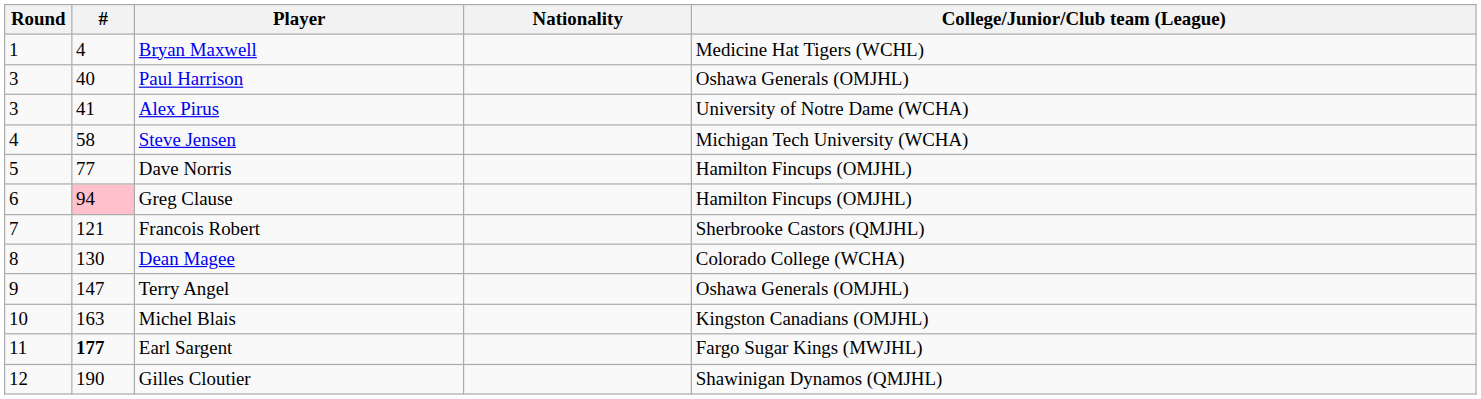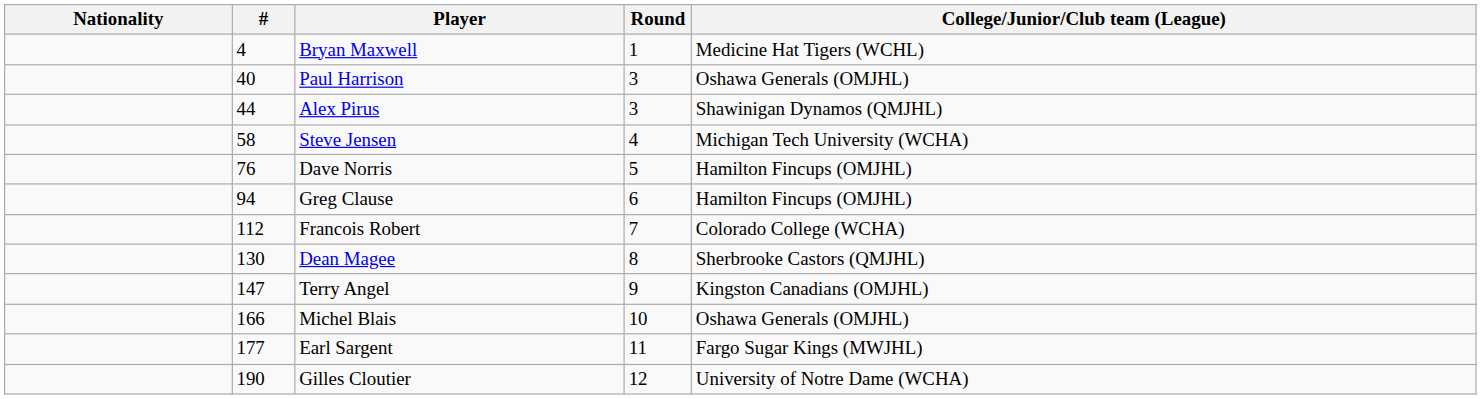columns swapped: (38, 19) <-> (578, 19)
(86, 109) 41 -> (246, 109) 44
(832, 109) University of Notre Dame (WCHA) -> (819, 109) Shawinigan Dynamos (QMJHL)
(86, 169) 77 -> (246, 169) 76
(86, 199) pink background -> (246, 199) no background
(90, 229) 121 -> (250, 229) 112
(810, 229) Sherbrooke Castors (QMJHL) -> (800, 229) Colorado College (WCHA)
(800, 259) Colorado College (WCHA) -> (810, 259) Sherbrooke Castors (QMJHL)
(802, 288) Oshawa Generals (OMJHL) -> (812, 288) Kingston Canadians (OMJHL)
(90, 318) 163 -> (251, 318) 166
(812, 318) Kingston Canadians (OMJHL) -> (802, 318) Oshawa Generals (OMJHL)
(90, 348) bold -> (251, 348) normal
(819, 378) Shawinigan Dynamos (QMJHL) -> (832, 378) University of Notre Dame (WCHA)
